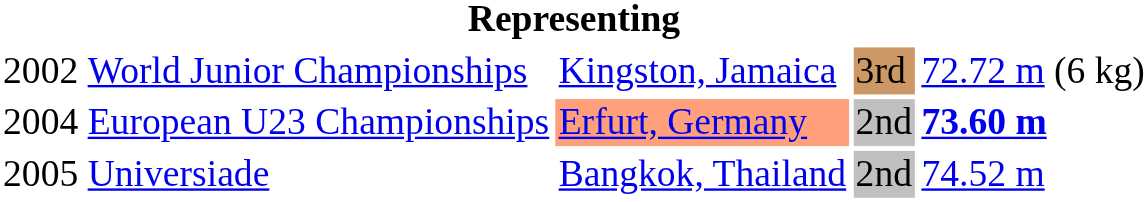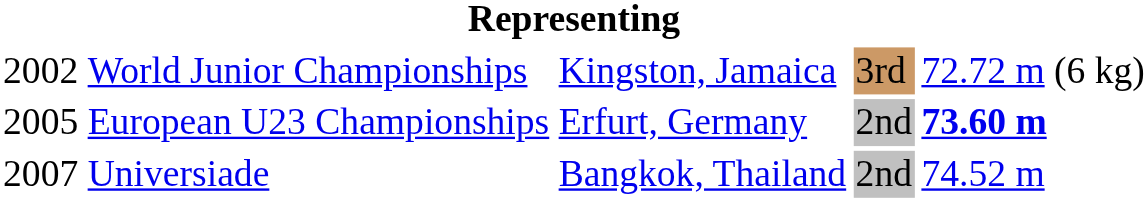(41, 121) 2004 -> (41, 121) 2005
(683, 121) lightsalmon background -> (683, 121) no background
(41, 173) 2005 -> (41, 173) 2007
